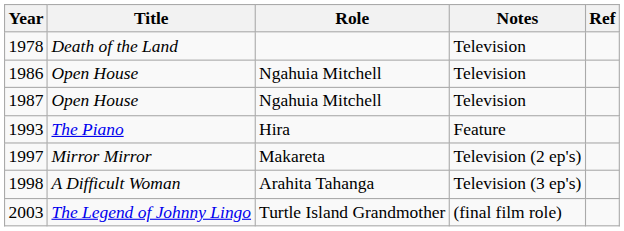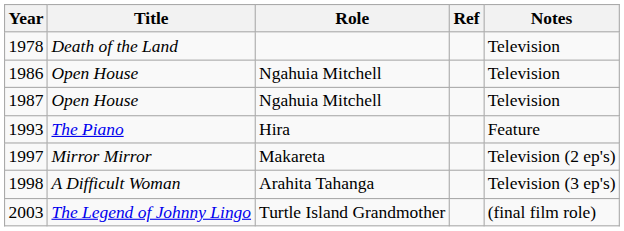columns swapped: (517, 18) <-> (602, 18)
